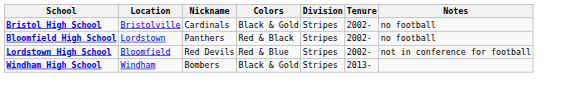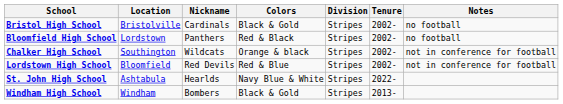+ row: (54, 52)
+ row: (56, 79)
